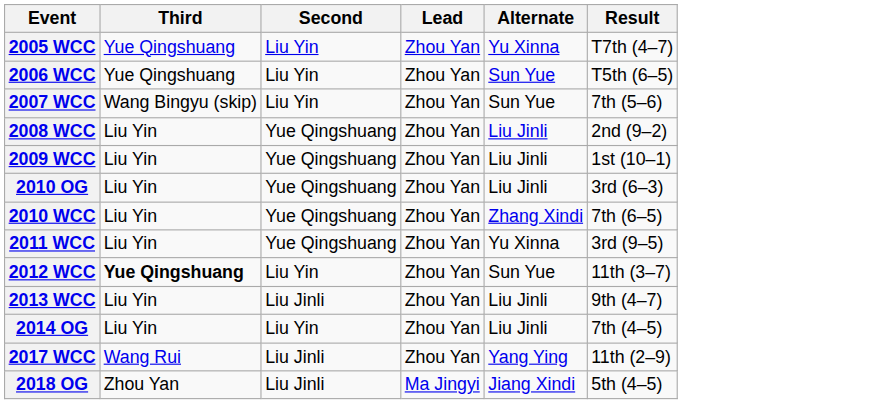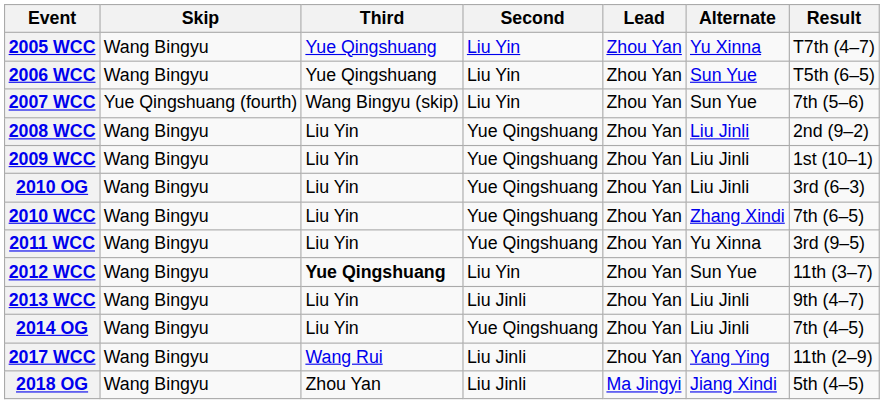+ column: (200, 18)
(292, 328) Liu Yin -> (533, 328) Yue Qingshuang
